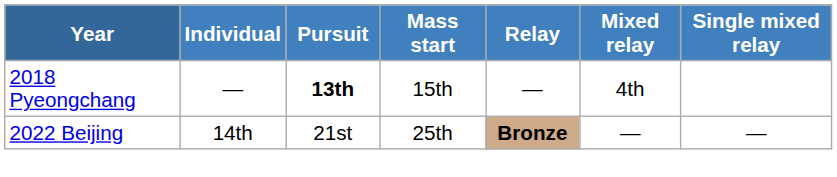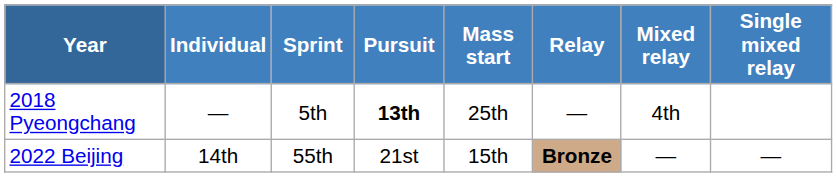+ column: (313, 44)
(433, 89) 15th -> (488, 112) 25th
(433, 133) 25th -> (488, 156) 15th
